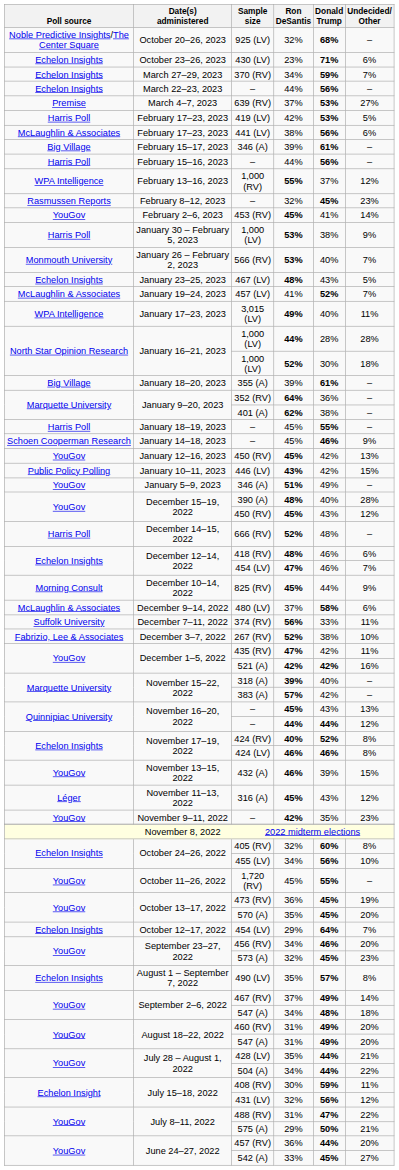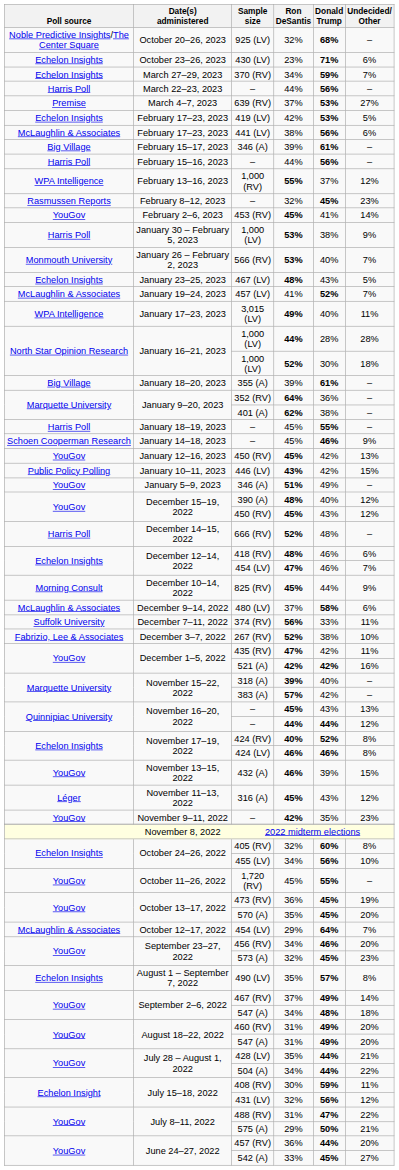(69, 89) Echelon Insights -> (69, 89) Harris Poll
(69, 118) Harris Poll -> (69, 118) Echelon Insights
(370, 500) 28% -> (370, 500) 12%
(69, 930) Echelon Insights -> (69, 930) McLaughlin & Associates
